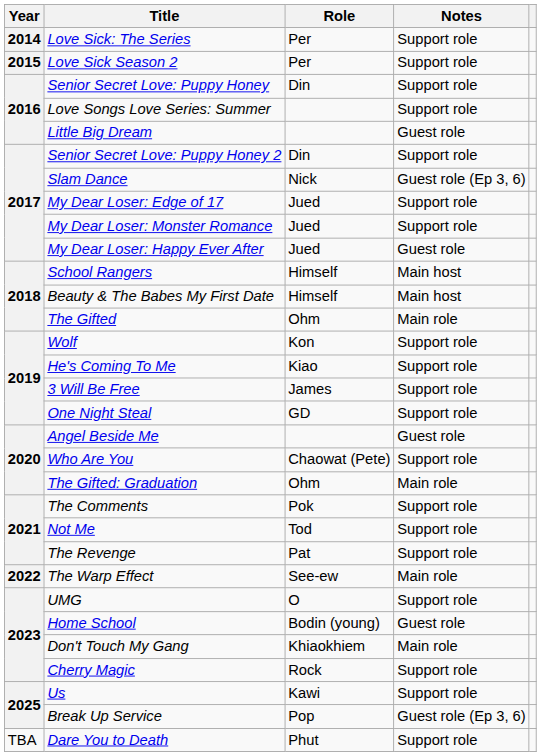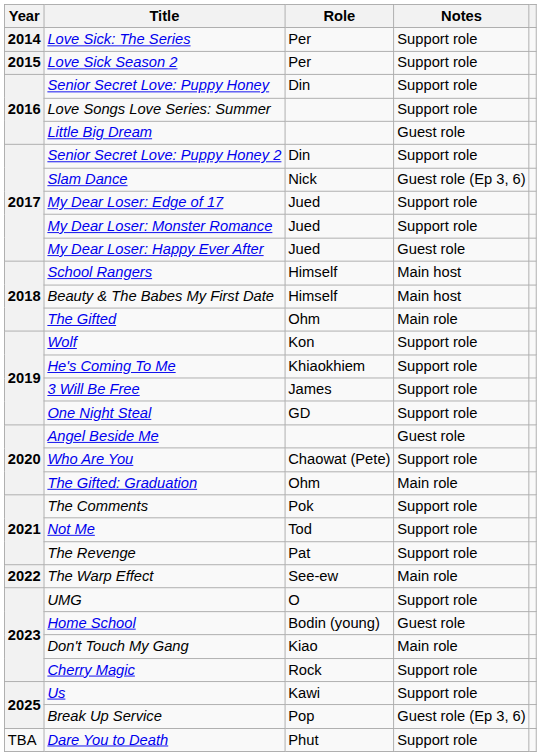(303, 366) Kiao -> (327, 366) Khiaokhiem
(327, 646) Khiaokhiem -> (303, 646) Kiao
